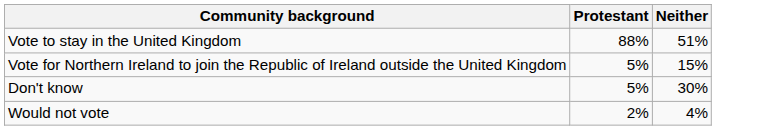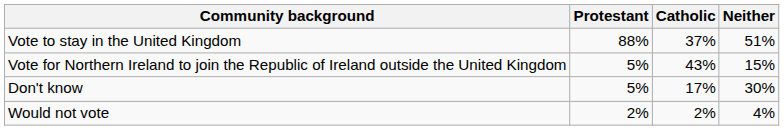+ column: (686, 16)
